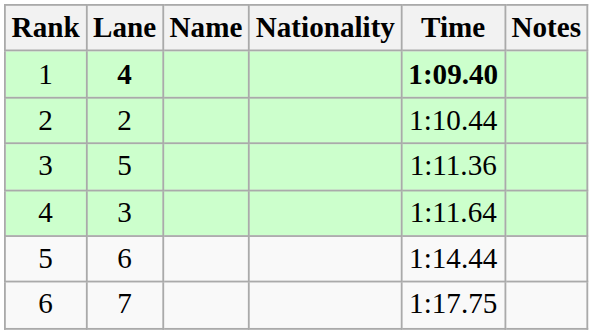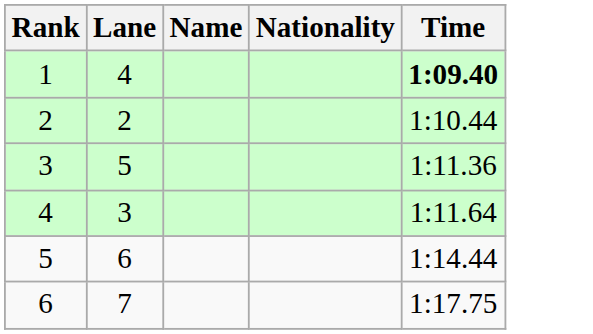- column: (546, 27)
(125, 73) bold -> (125, 73) normal
